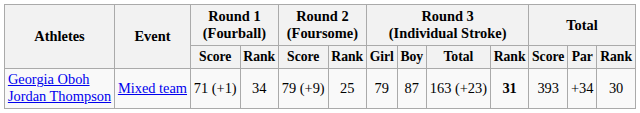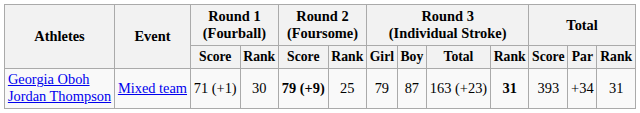(259, 88) 34 -> (259, 88) 30
(303, 88) normal -> (303, 88) bold
(616, 88) 30 -> (616, 88) 31
